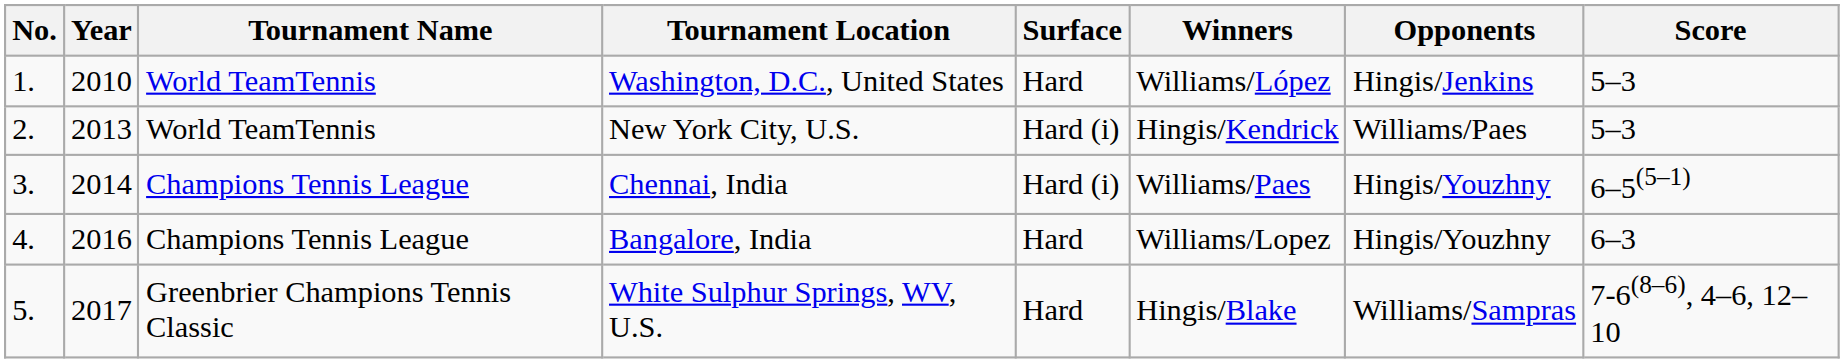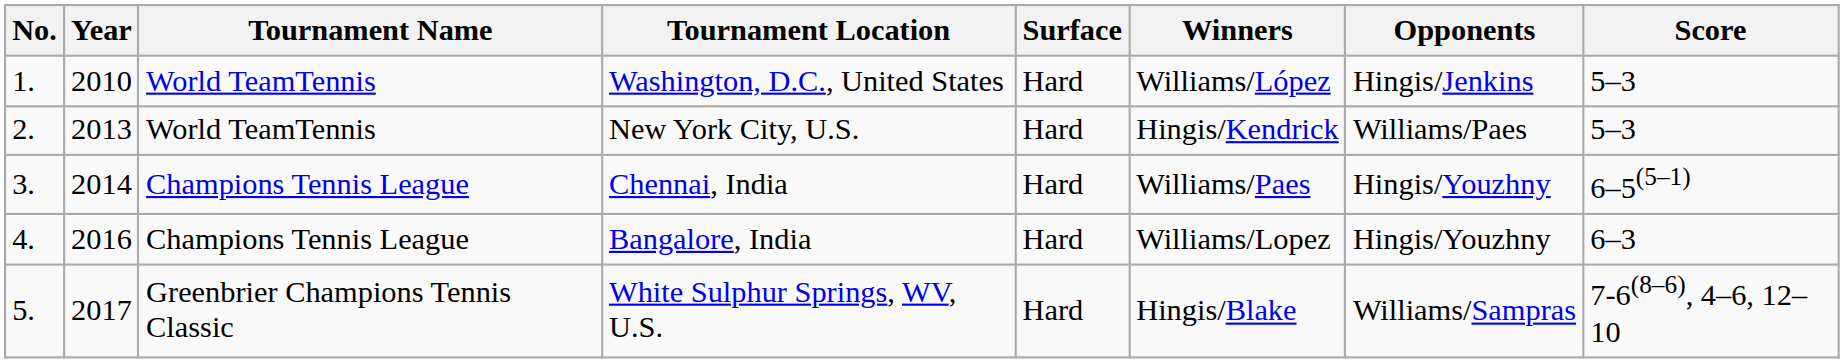(1071, 130) Hard (i) -> (1053, 130) Hard
(1071, 184) Hard (i) -> (1053, 184) Hard
